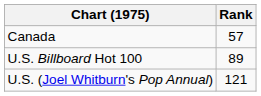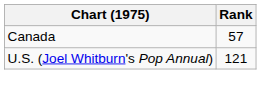- row: (75, 58)
